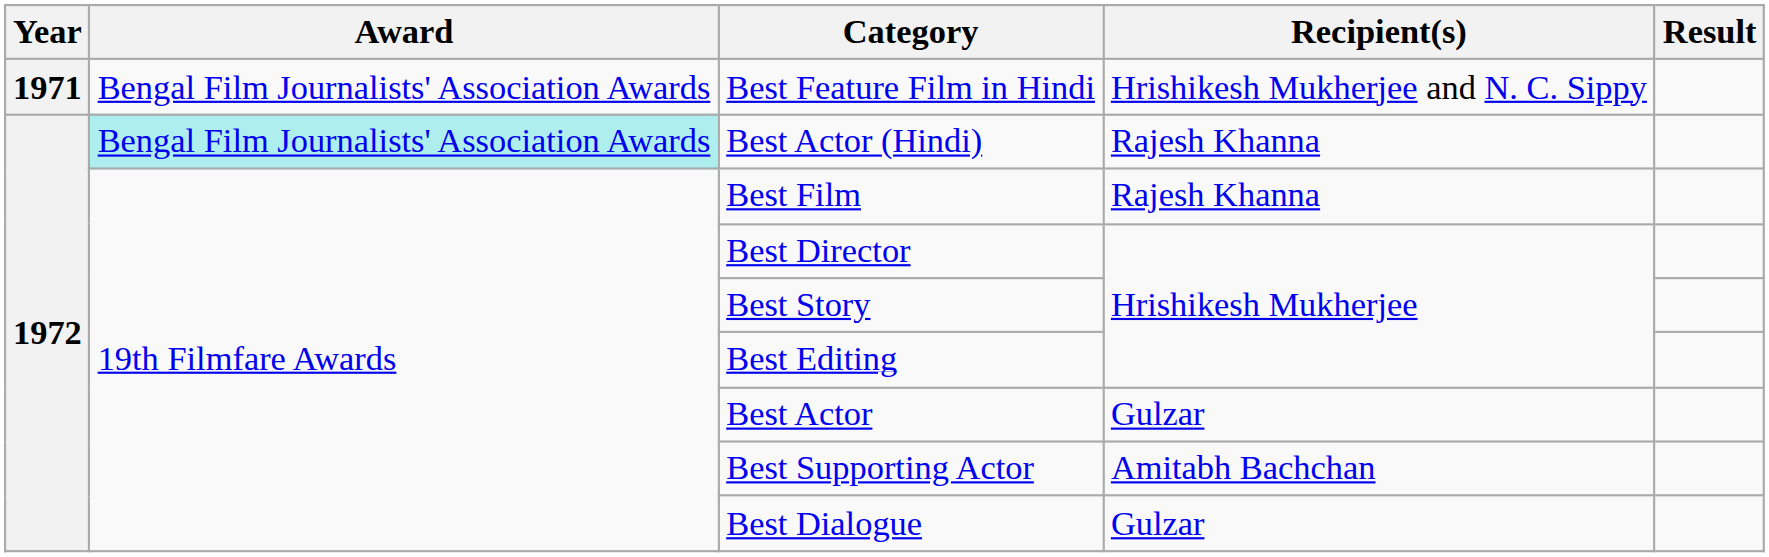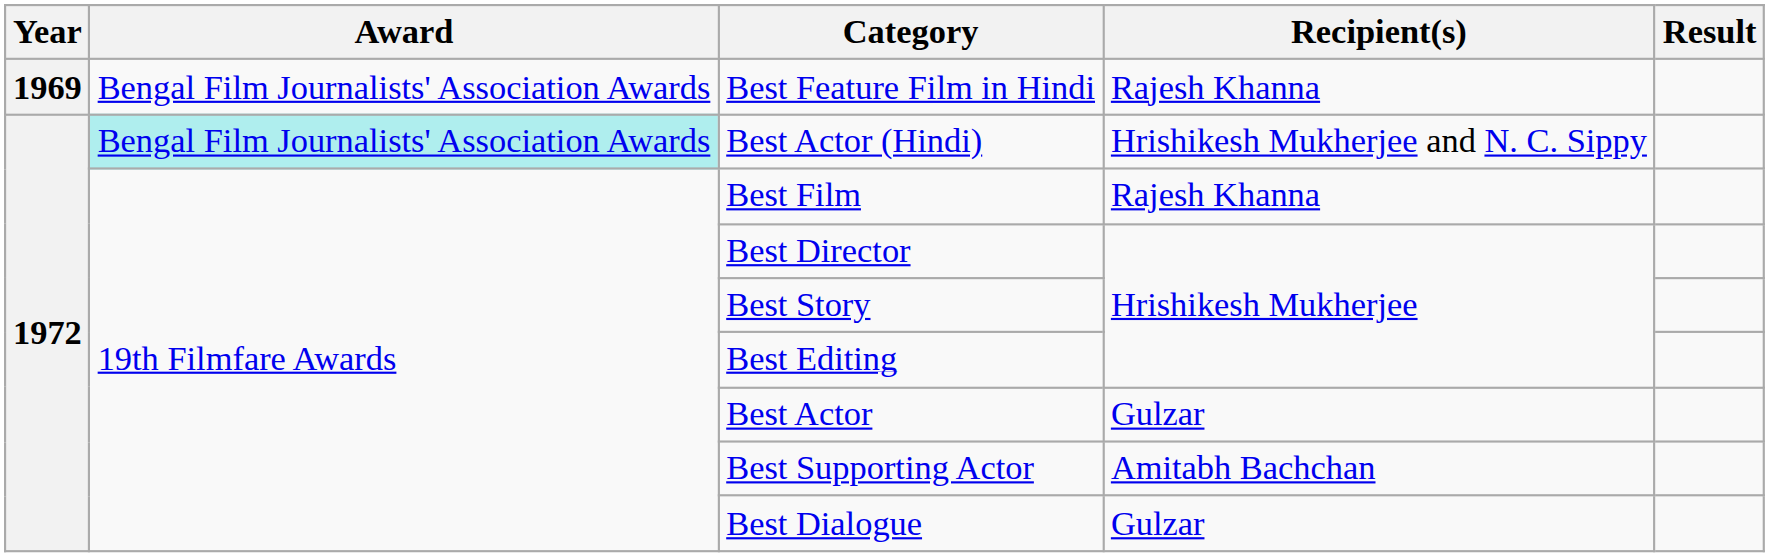(47, 86) 1971 -> (47, 86) 1969
(1379, 86) Hrishikesh Mukherjee and N. C. Sippy -> (1215, 86) Rajesh Khanna
(1215, 140) Rajesh Khanna -> (1379, 140) Hrishikesh Mukherjee and N. C. Sippy
